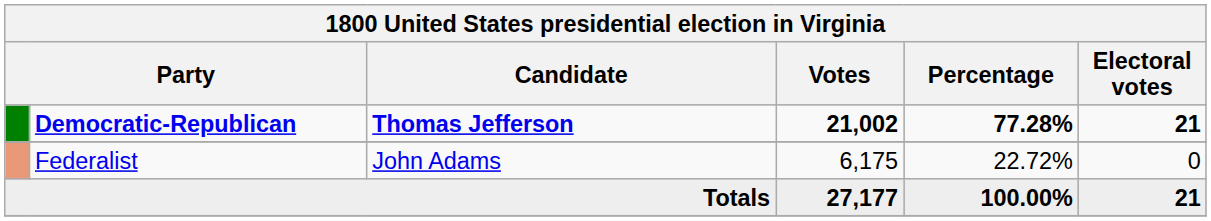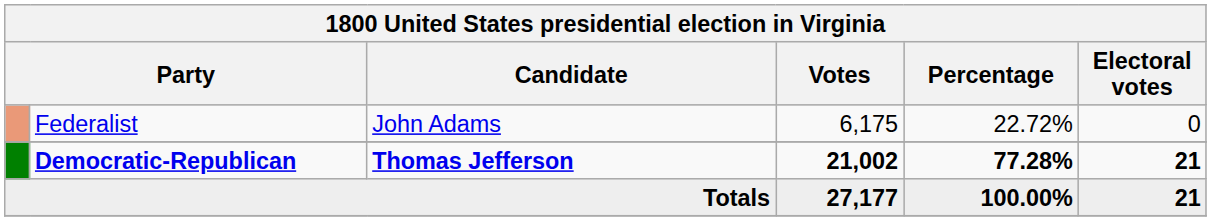rows swapped: (166, 124) <-> (86, 161)
